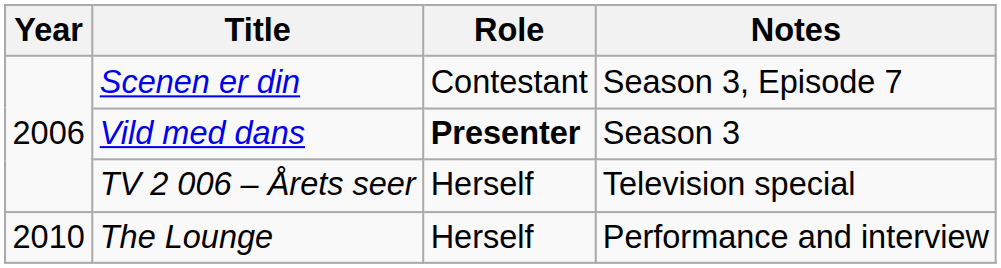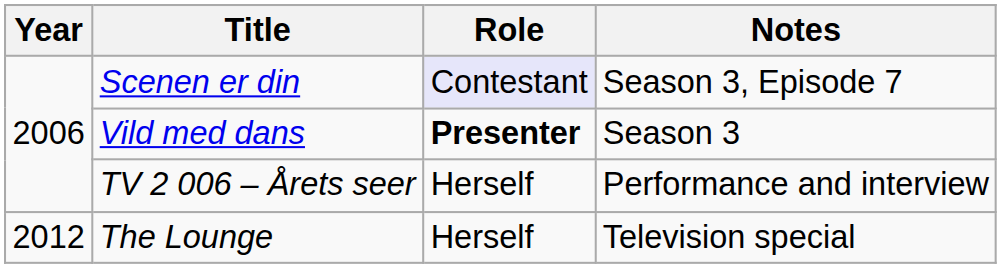(509, 81) no background -> (509, 81) lavender background
(729, 184) Television special -> (796, 184) Performance and interview
(49, 236) 2010 -> (49, 236) 2012
(796, 236) Performance and interview -> (729, 236) Television special
